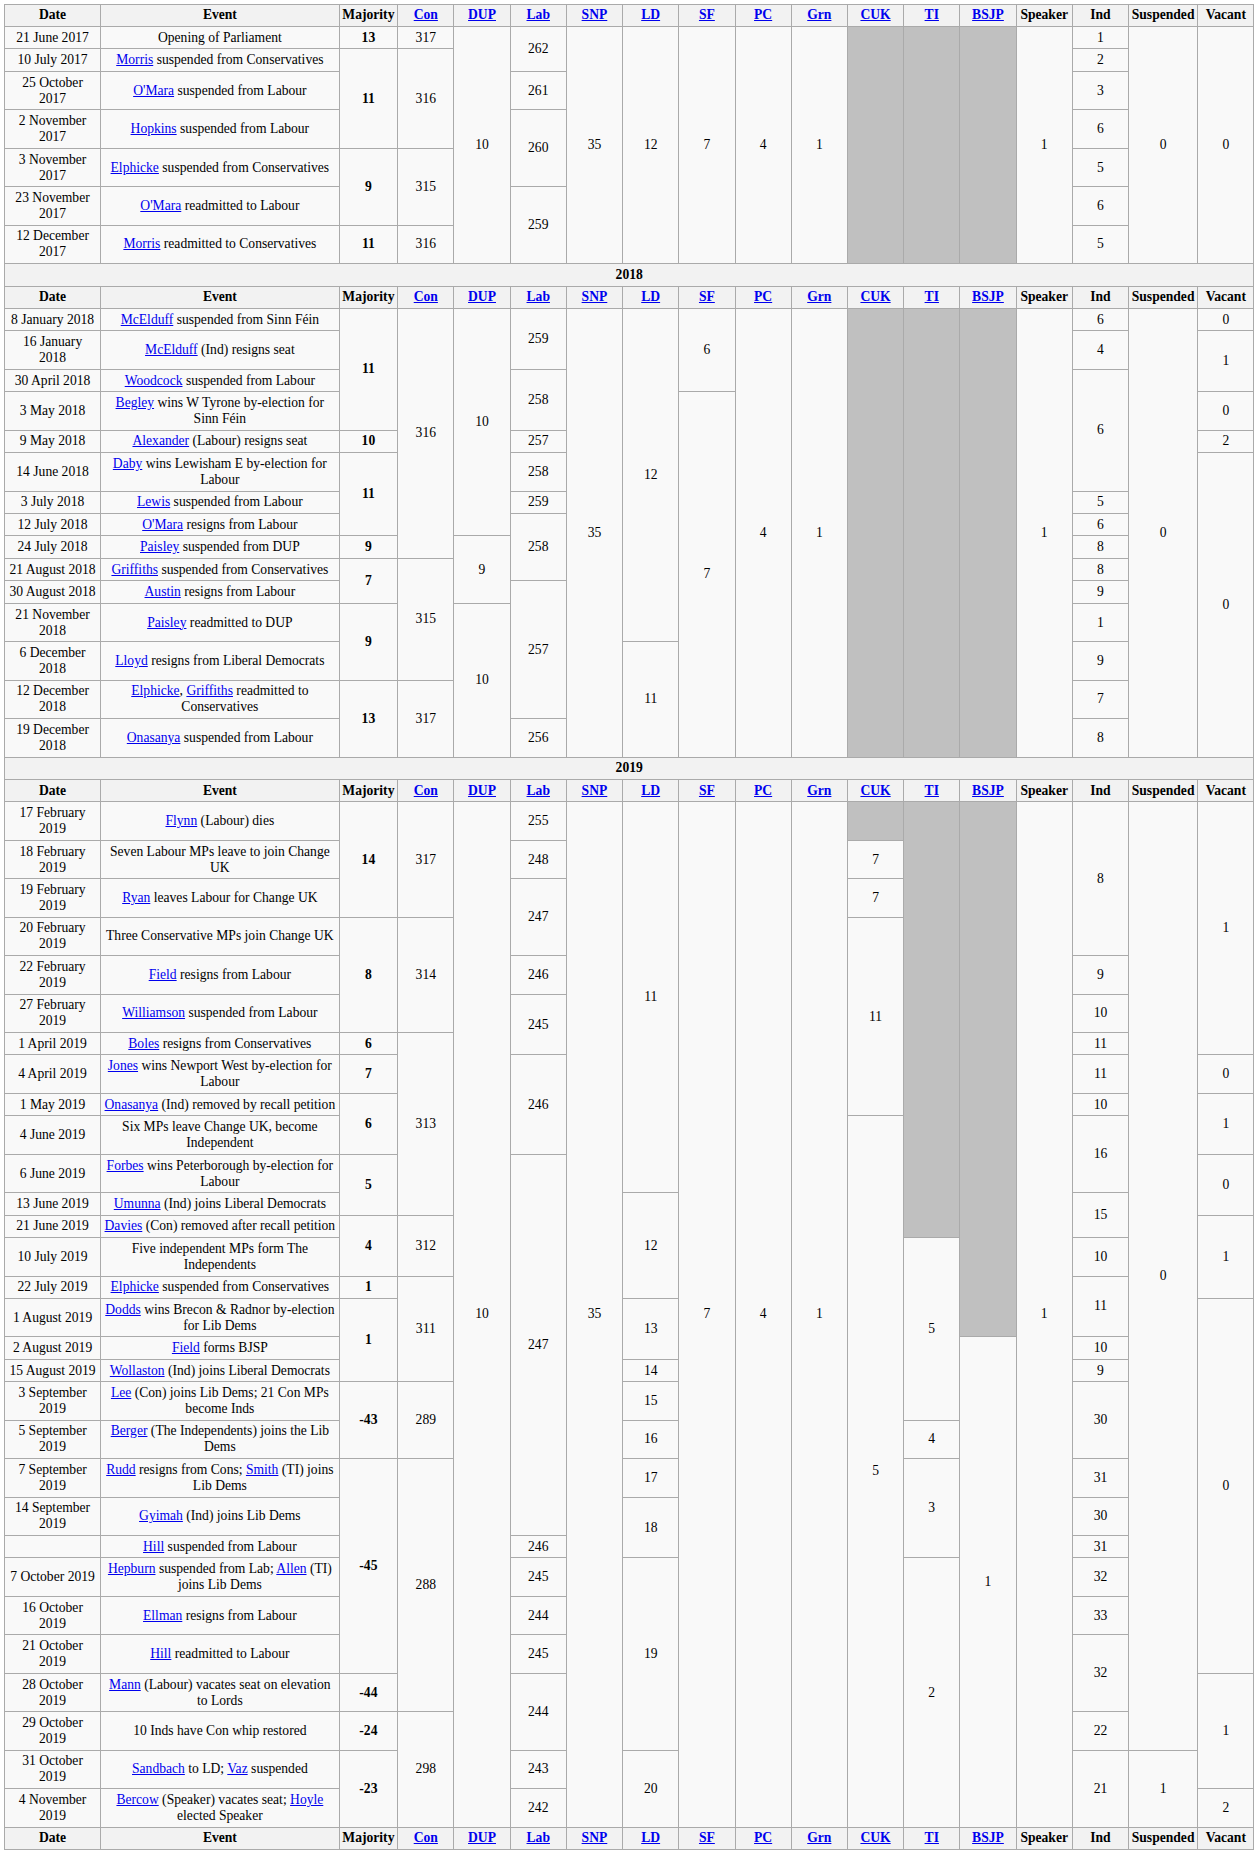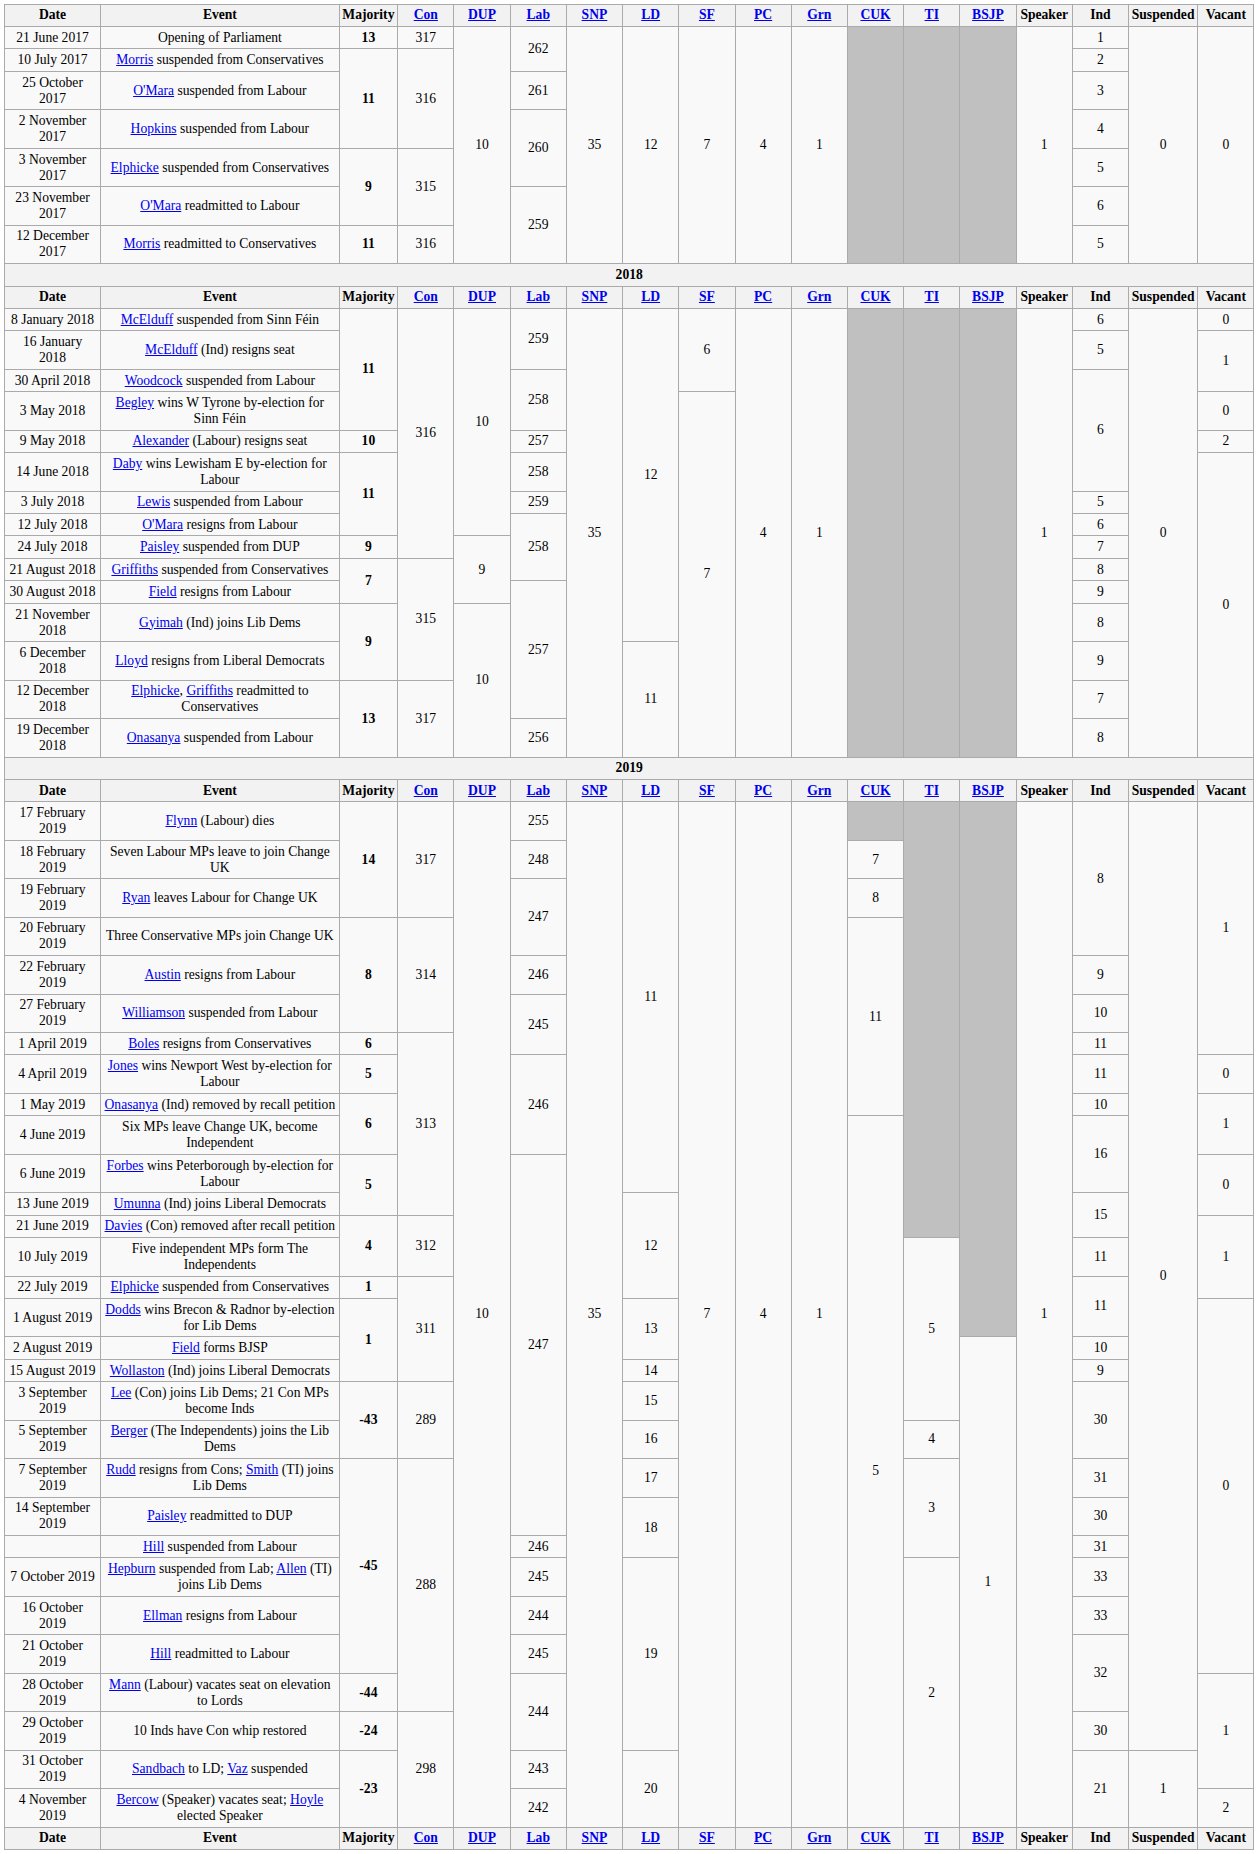(1100, 129) 6 -> (1100, 129) 4
(1100, 350) 4 -> (1100, 350) 5
(1100, 547) 8 -> (1100, 547) 7
(220, 592) Austin resigns from Labour -> (220, 592) Field resigns from Labour
(220, 622) Paisley readmitted to DUP -> (220, 622) Gyimah (Ind) joins Lib Dems
(1100, 622) 1 -> (1100, 622) 8
(876, 898) 7 -> (876, 898) 8
(220, 974) Field resigns from Labour -> (220, 974) Austin resigns from Labour
(368, 1074) 7 -> (368, 1074) 5
(1100, 1256) 10 -> (1100, 1256) 11
(220, 1516) Gyimah (Ind) joins Lib Dems -> (220, 1516) Paisley readmitted to DUP
(1100, 1577) 32 -> (1100, 1577) 33
(1100, 1730) 22 -> (1100, 1730) 30
